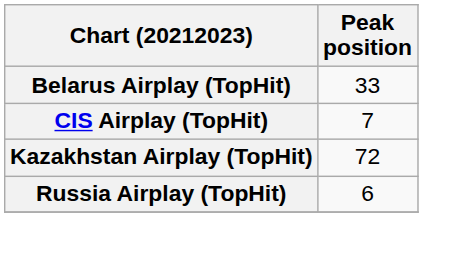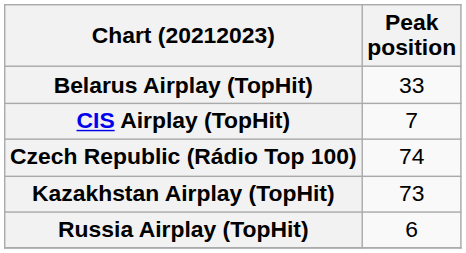+ row: (183, 157)
(368, 157) 72 -> (412, 193) 73
